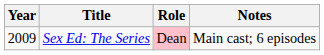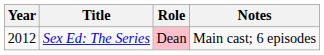(22, 38) 2009 -> (22, 38) 2012
